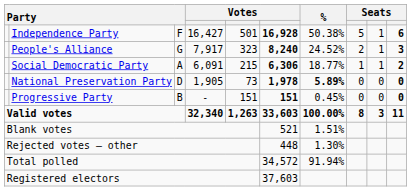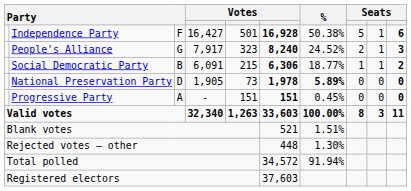(180, 65) A -> (180, 65) B
(180, 98) B -> (180, 98) A
